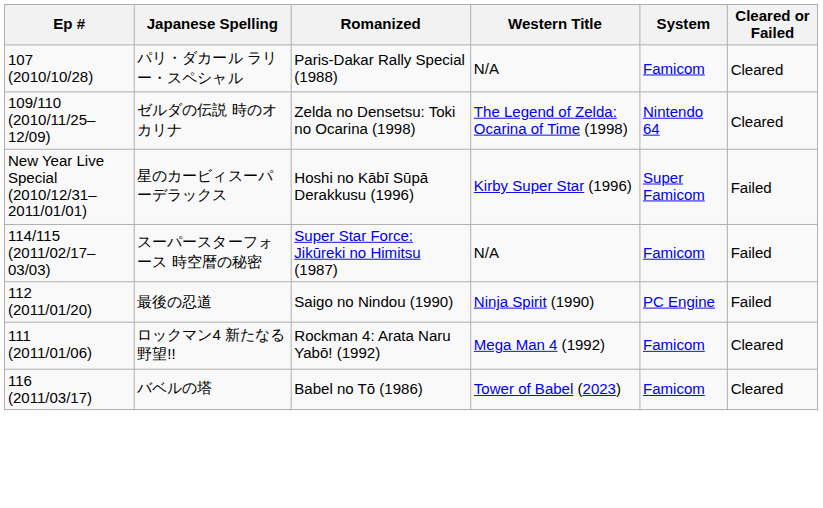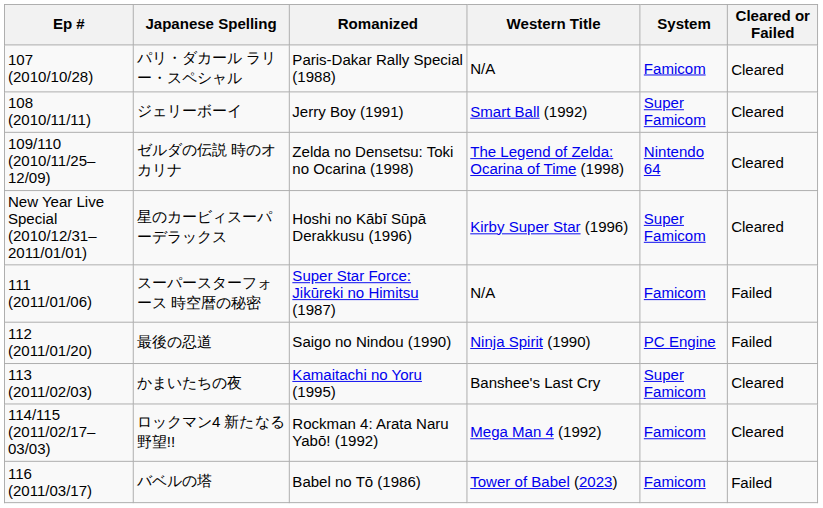+ row: (189, 111)
(751, 188) Failed -> (757, 227) Cleared
(52, 252) 114/115 (2011/02/17–03/03) -> (50, 293) 111 (2011/01/06)
+ row: (189, 383)
(50, 345) 111 (2011/01/06) -> (52, 432) 114/115 (2011/02/17–03/03)
(757, 389) Cleared -> (752, 484) Failed
